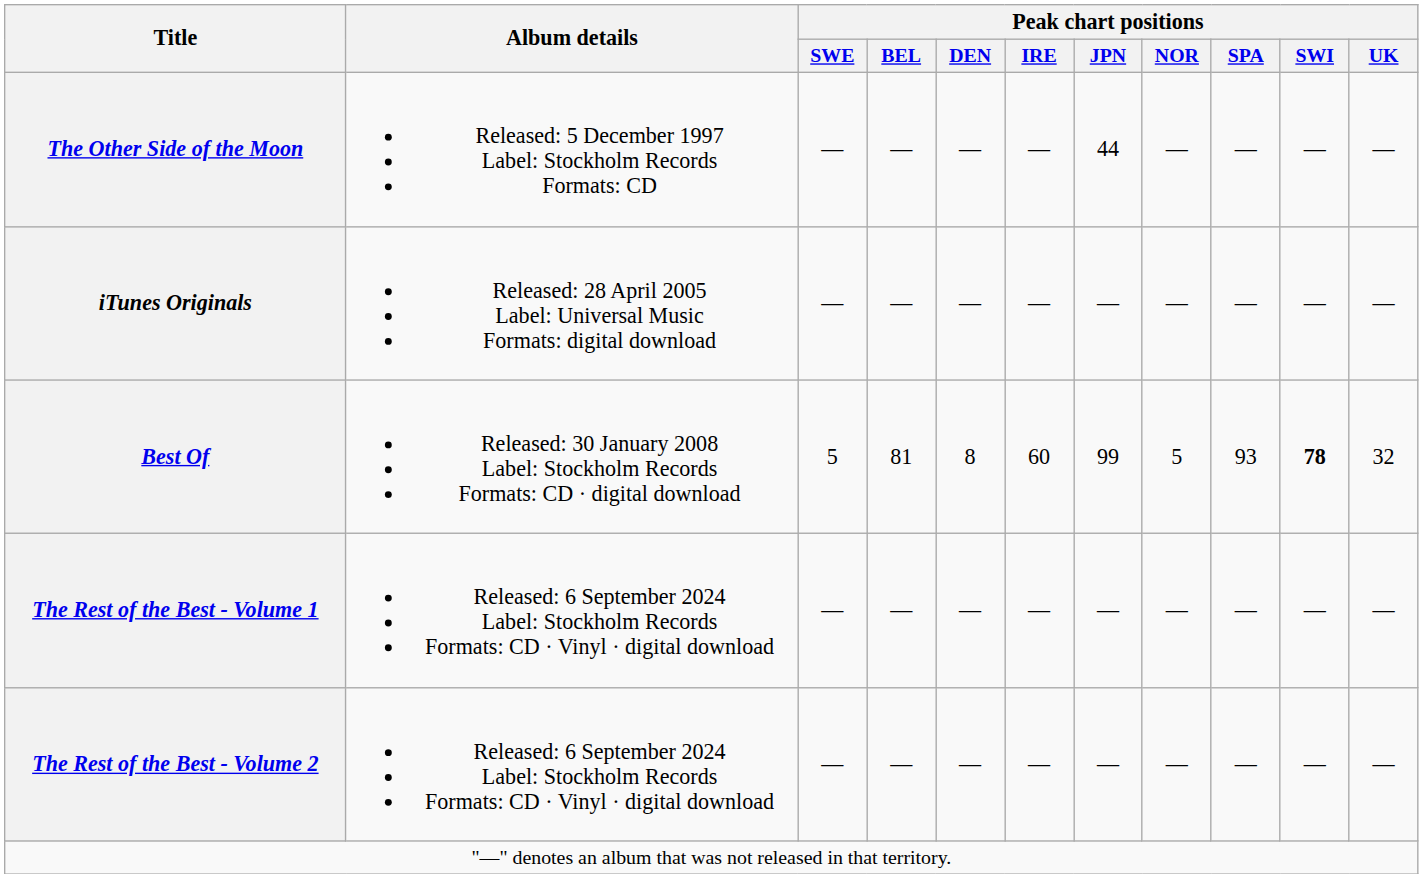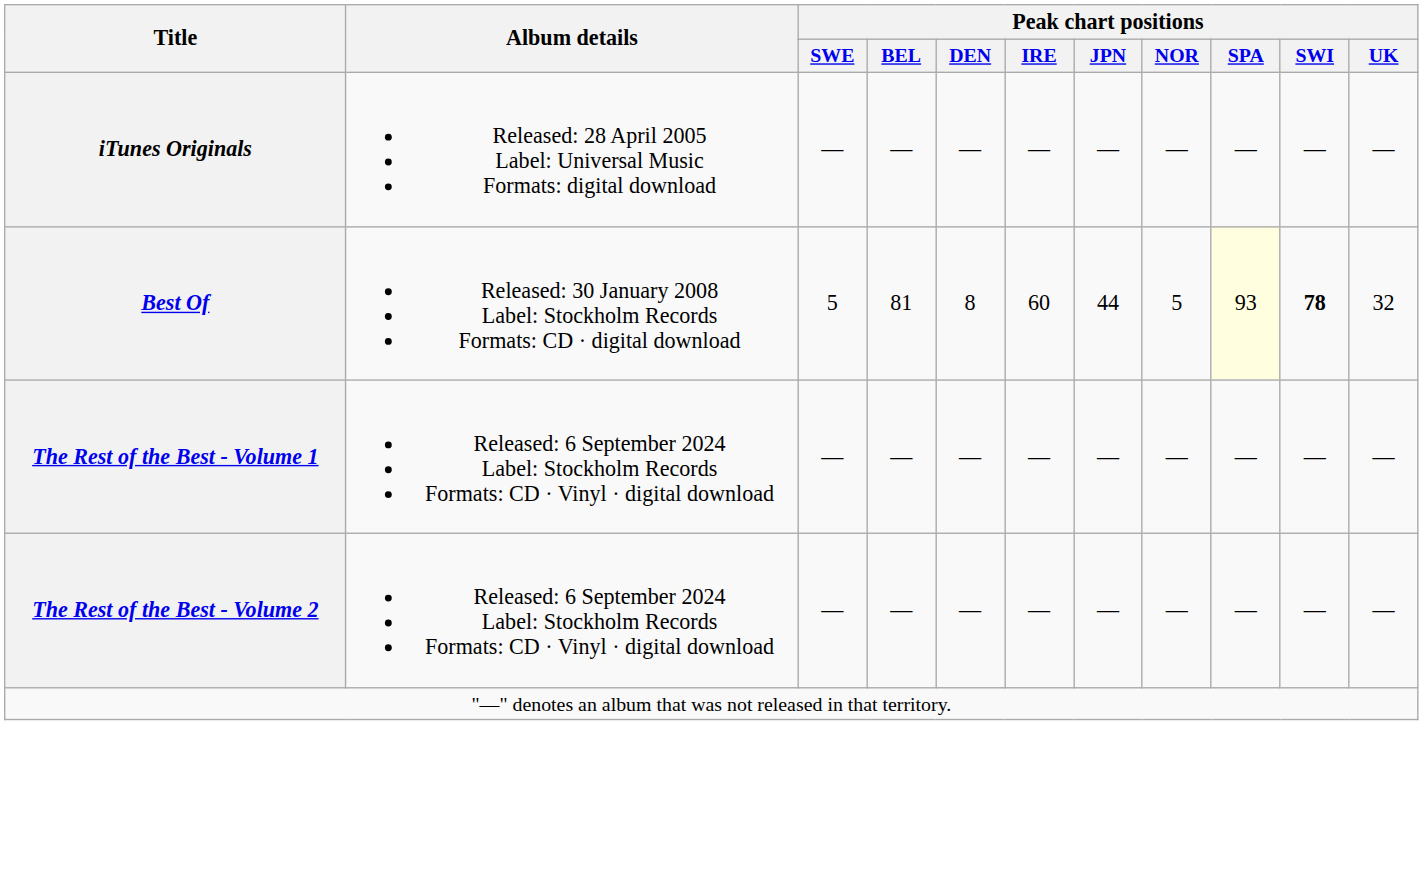- row: (175, 149)
(1108, 456) 99 -> (1108, 302) 44
(1246, 456) no background -> (1246, 302) lightyellow background
